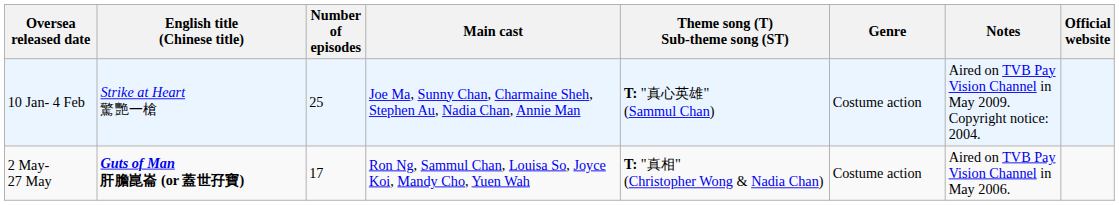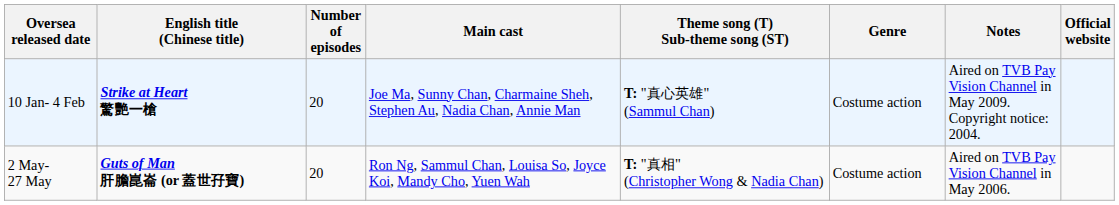(143, 101) normal -> (144, 101) bold
(316, 102) 25 -> (316, 102) 20
(316, 173) 17 -> (316, 173) 20
